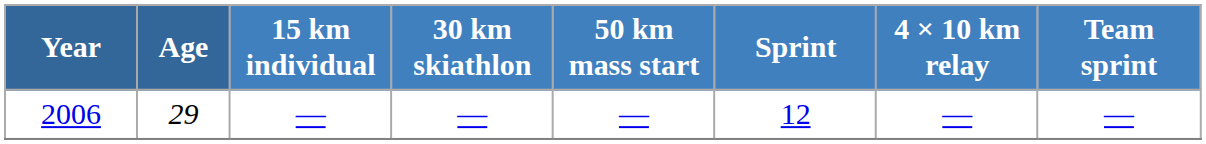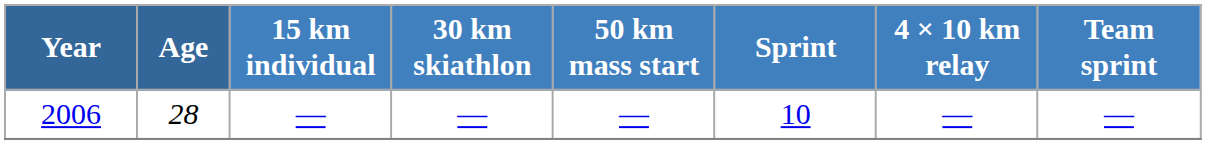(183, 114) 29 -> (183, 114) 28
(796, 114) 12 -> (796, 114) 10
